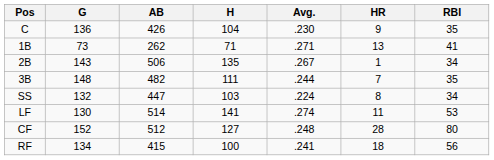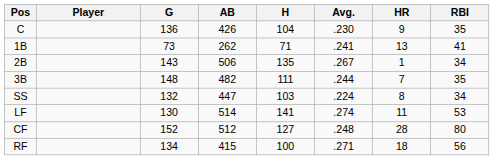+ column: (88, 12)
(304, 46) .271 -> (344, 46) .241
(304, 146) .241 -> (344, 146) .271
